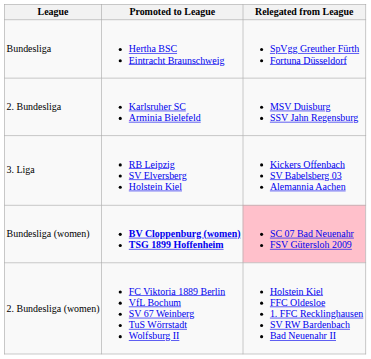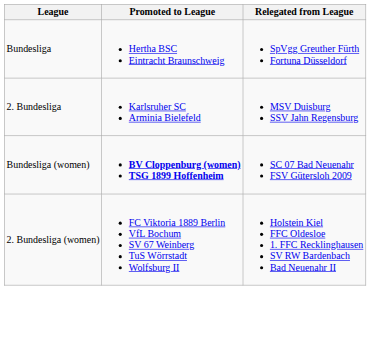- row: (21, 170)
(304, 239) pink background -> (304, 170) no background
